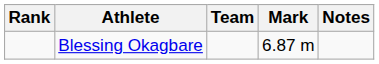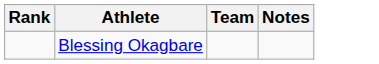- column: (288, 18)
